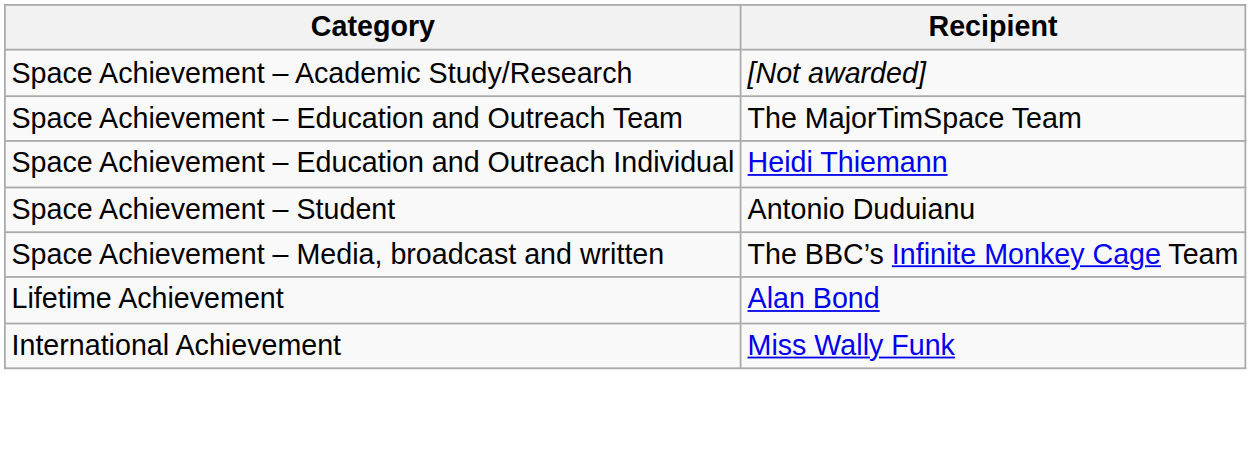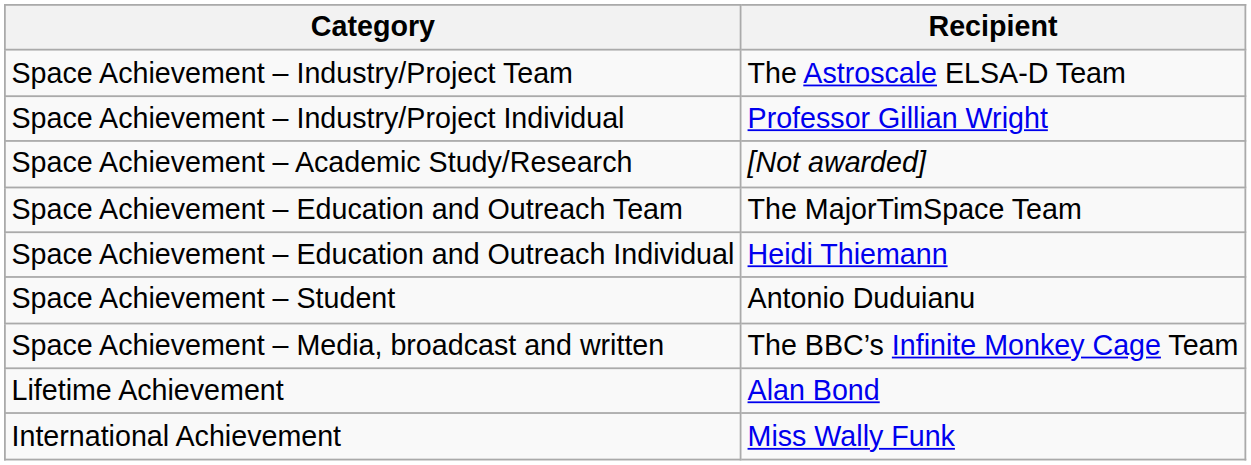+ row: (292, 72)
+ row: (318, 118)
